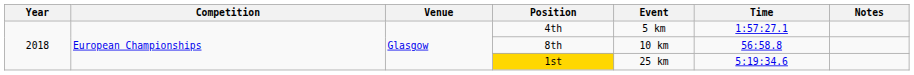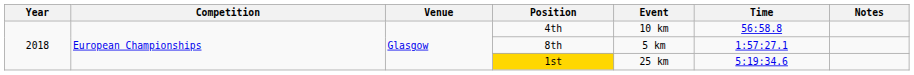(654, 29) 5 km -> (654, 29) 10 km
(762, 29) 1:57:27.1 -> (762, 29) 56:58.8
(654, 45) 10 km -> (654, 45) 5 km
(762, 45) 56:58.8 -> (762, 45) 1:57:27.1
